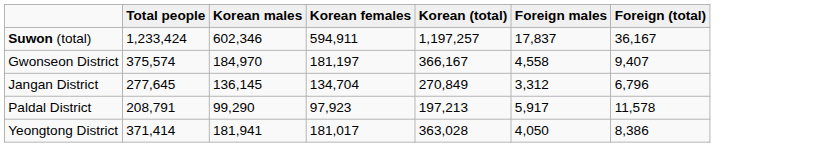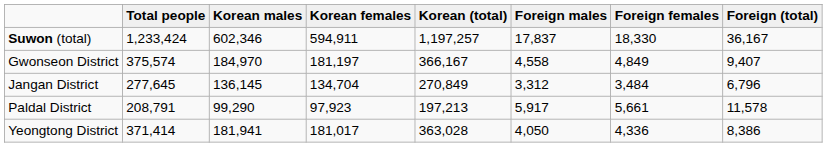+ column: (667, 15)
